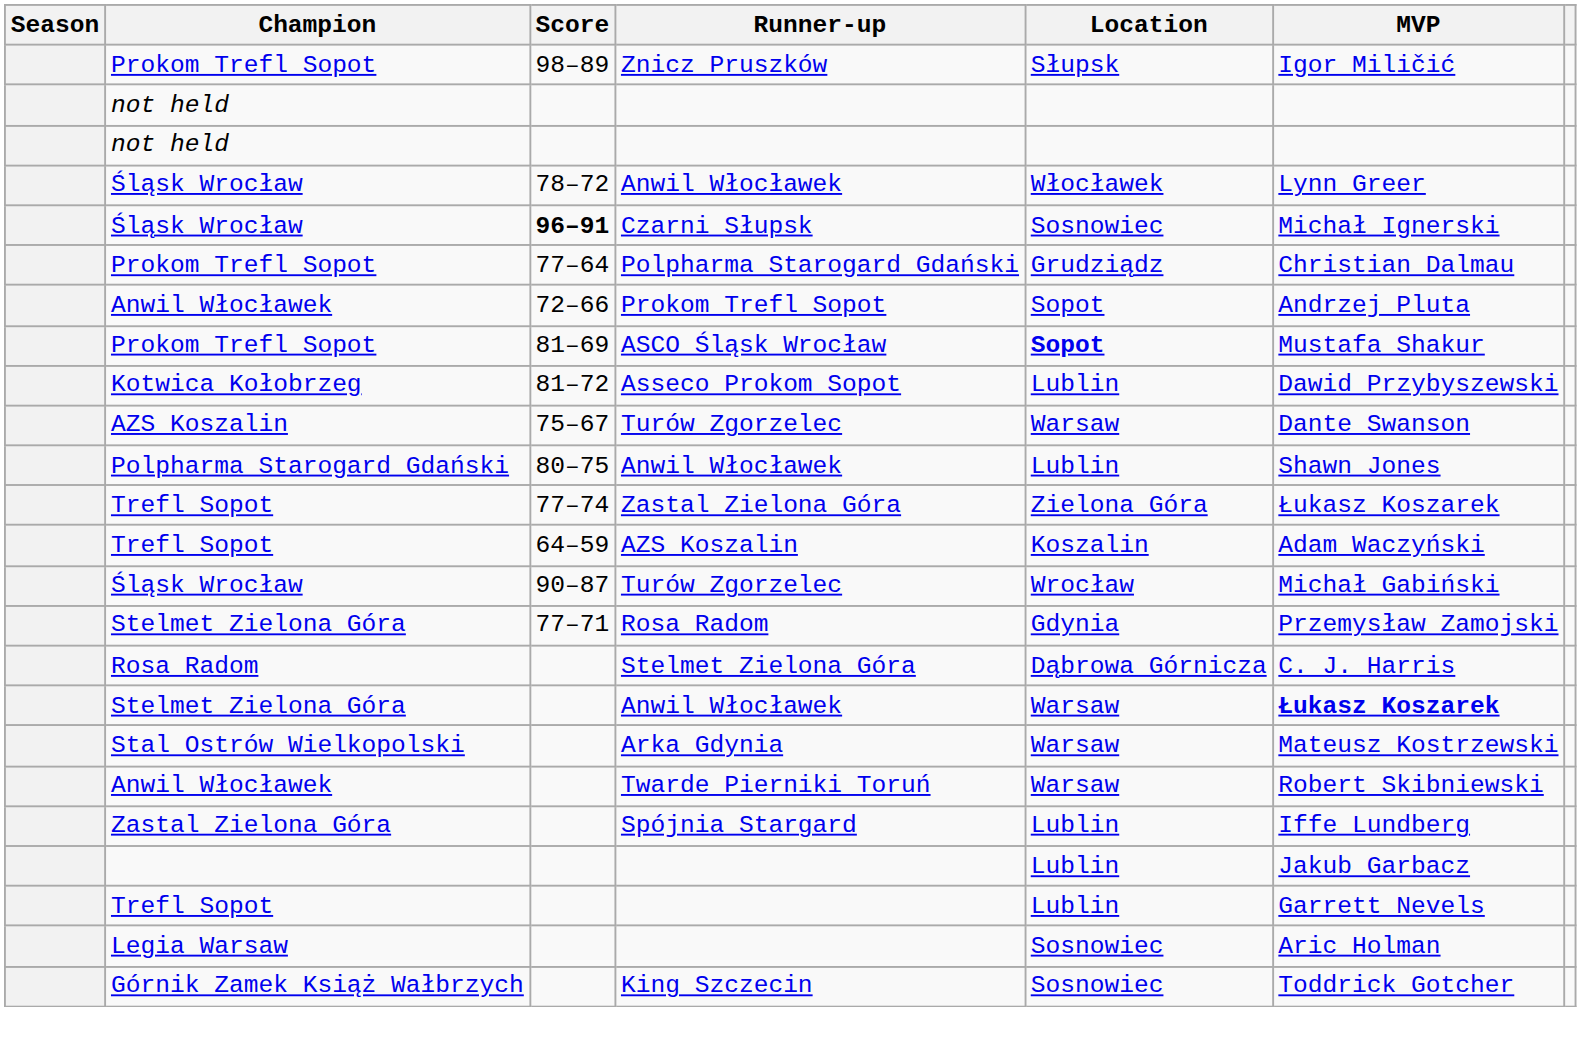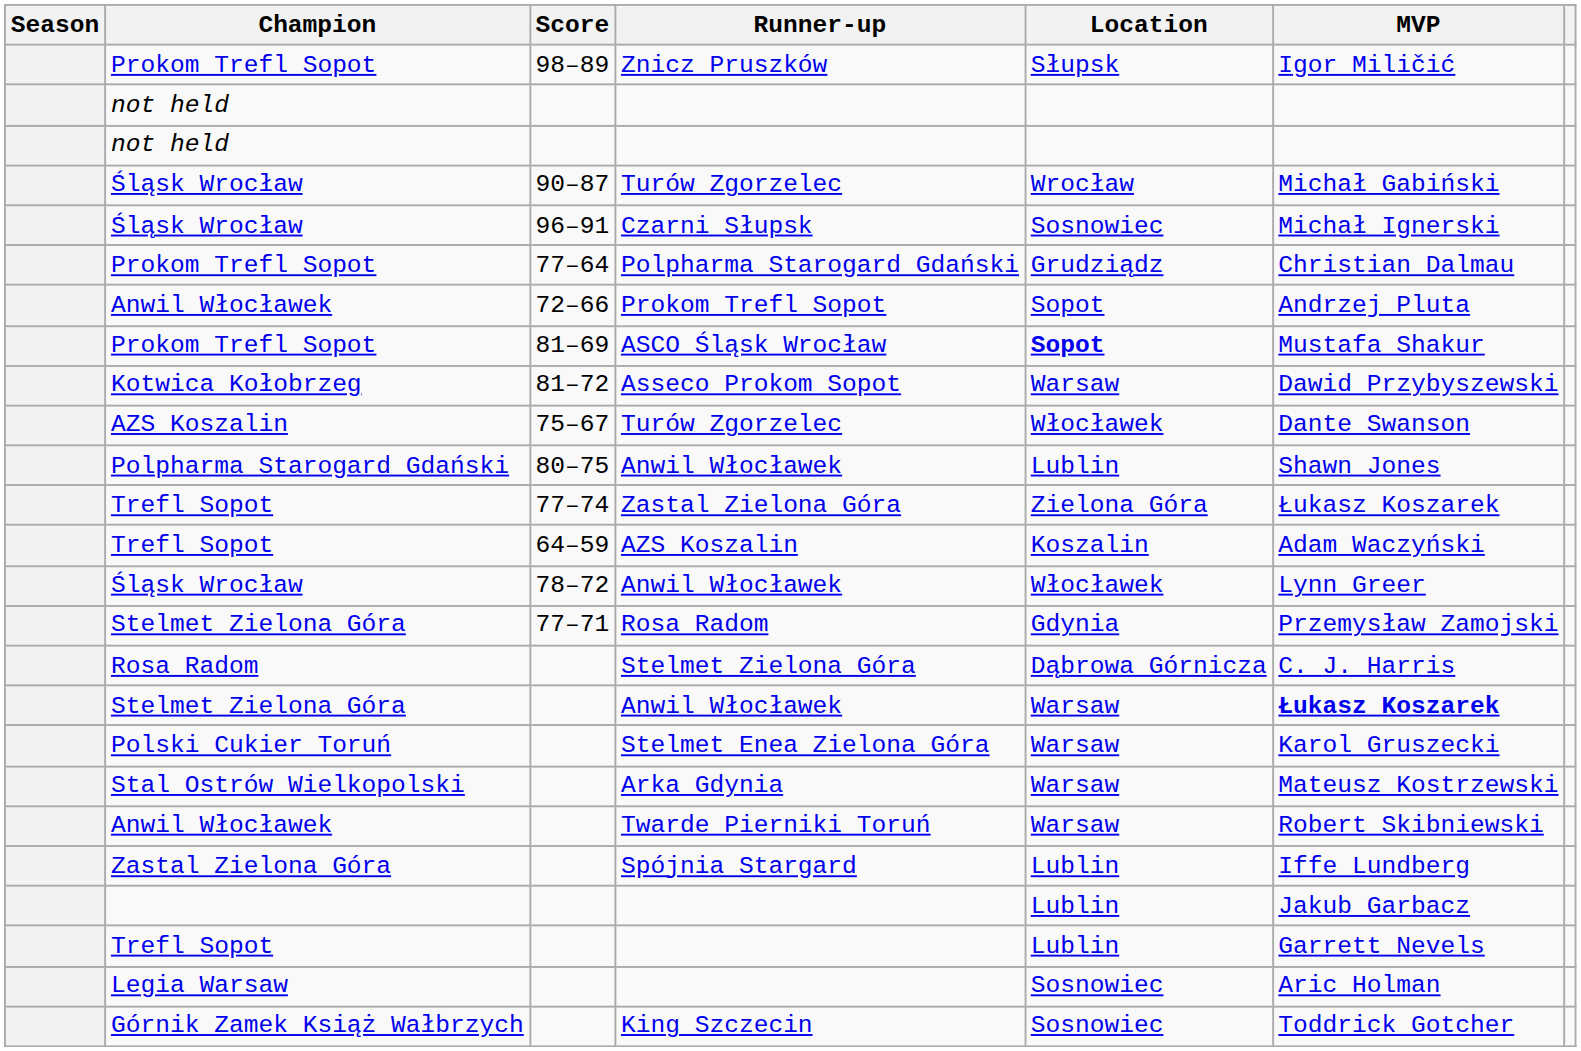rows swapped: (207, 185) <-> (207, 586)
(572, 225) bold -> (572, 225) normal
(1075, 385) Lublin -> (1075, 385) Warsaw
(1075, 425) Warsaw -> (1097, 425) Włocławek
+ row: (251, 746)
